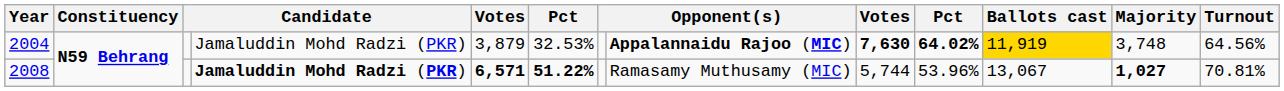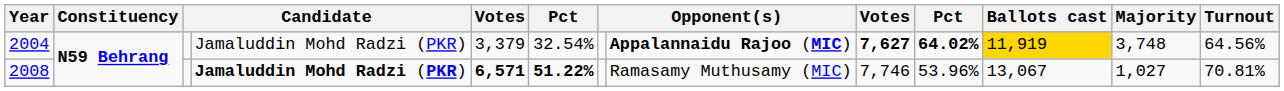(500, 45) 3,879 -> (500, 45) 3,379
(563, 45) 32.53% -> (563, 45) 32.54%
(885, 45) 7,630 -> (885, 45) 7,627
(885, 72) 5,744 -> (885, 72) 7,746
(1141, 72) bold -> (1141, 72) normal
